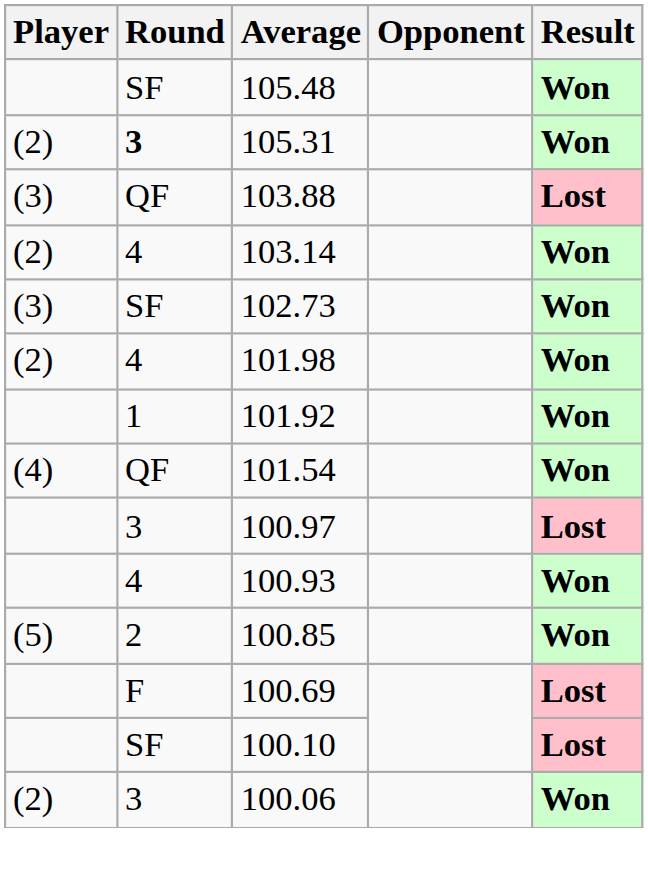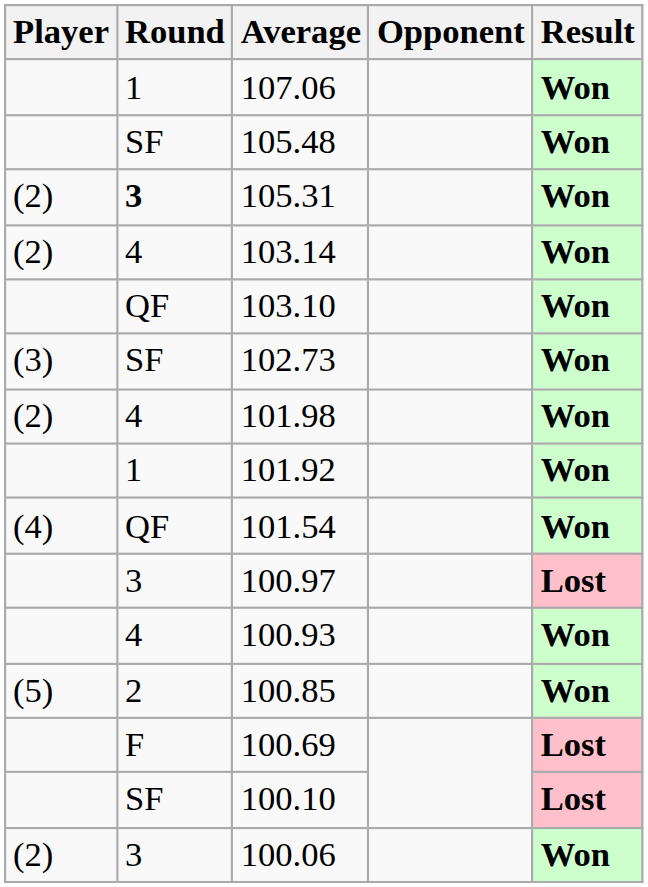+ row: (288, 86)
- row: (288, 196)
+ row: (288, 305)
